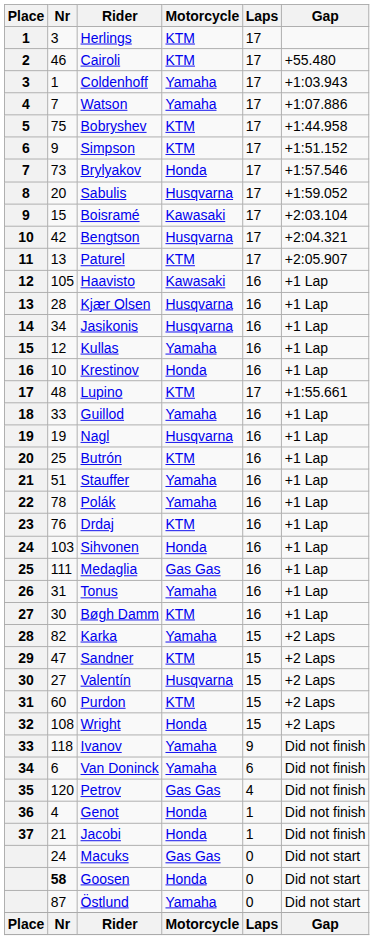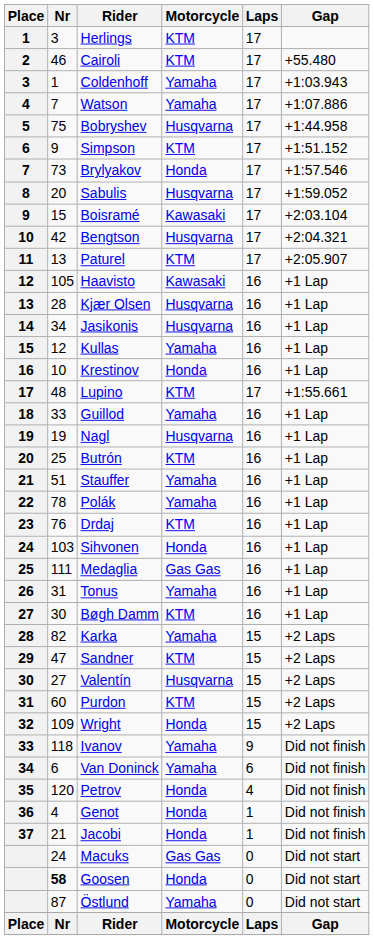(180, 126) KTM -> (199, 126) Husqvarna
(62, 724) 108 -> (62, 724) 109
(193, 791) Gas Gas -> (186, 791) Honda
